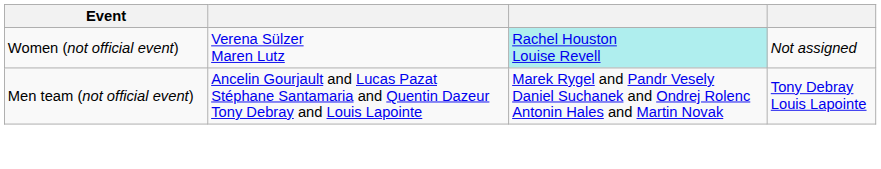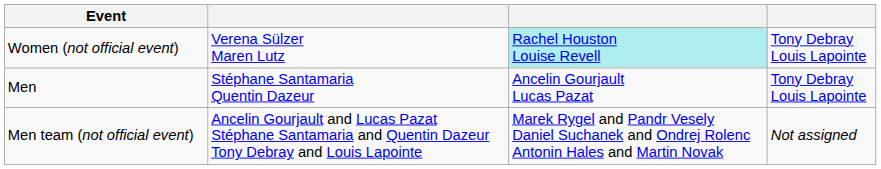(814, 47) Not assigned -> (819, 47) Tony Debray Louis Lapointe
+ row: (22, 87)
(819, 95) Tony Debray Louis Lapointe -> (814, 135) Not assigned
